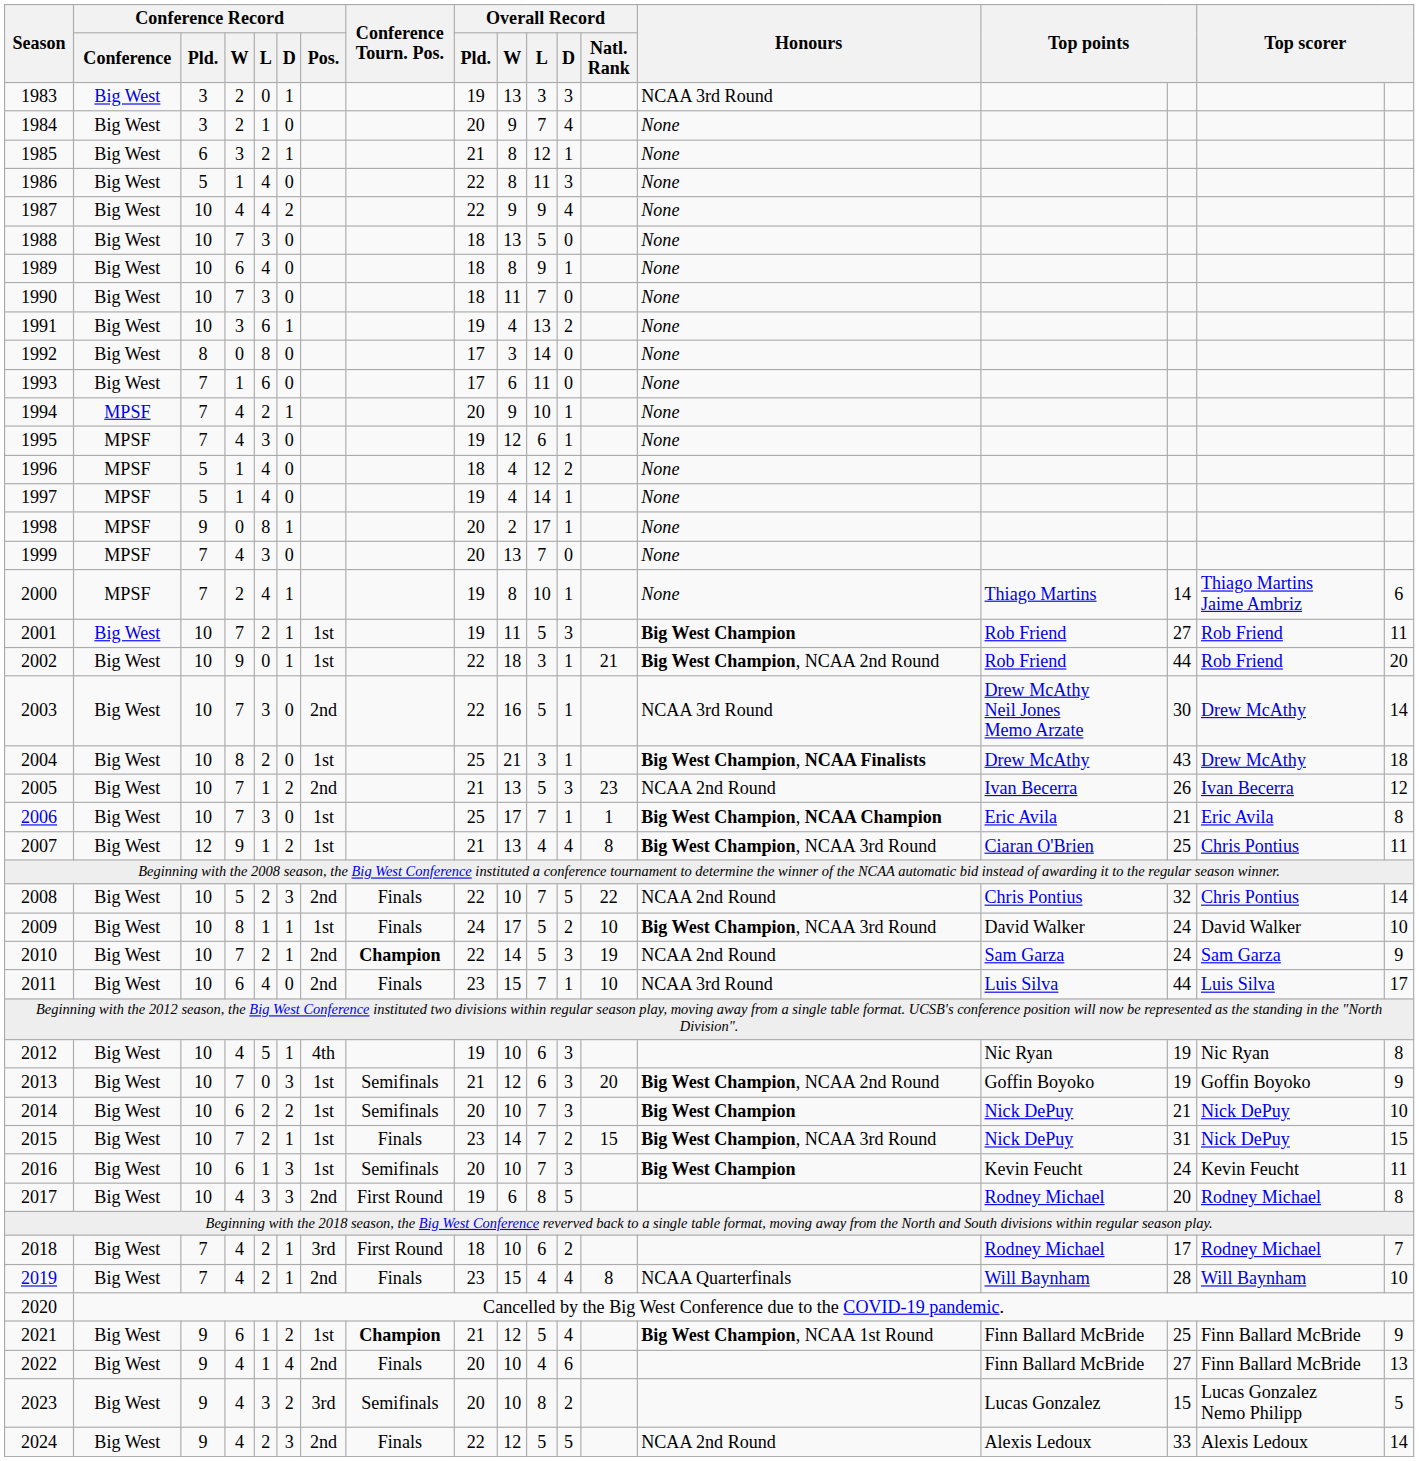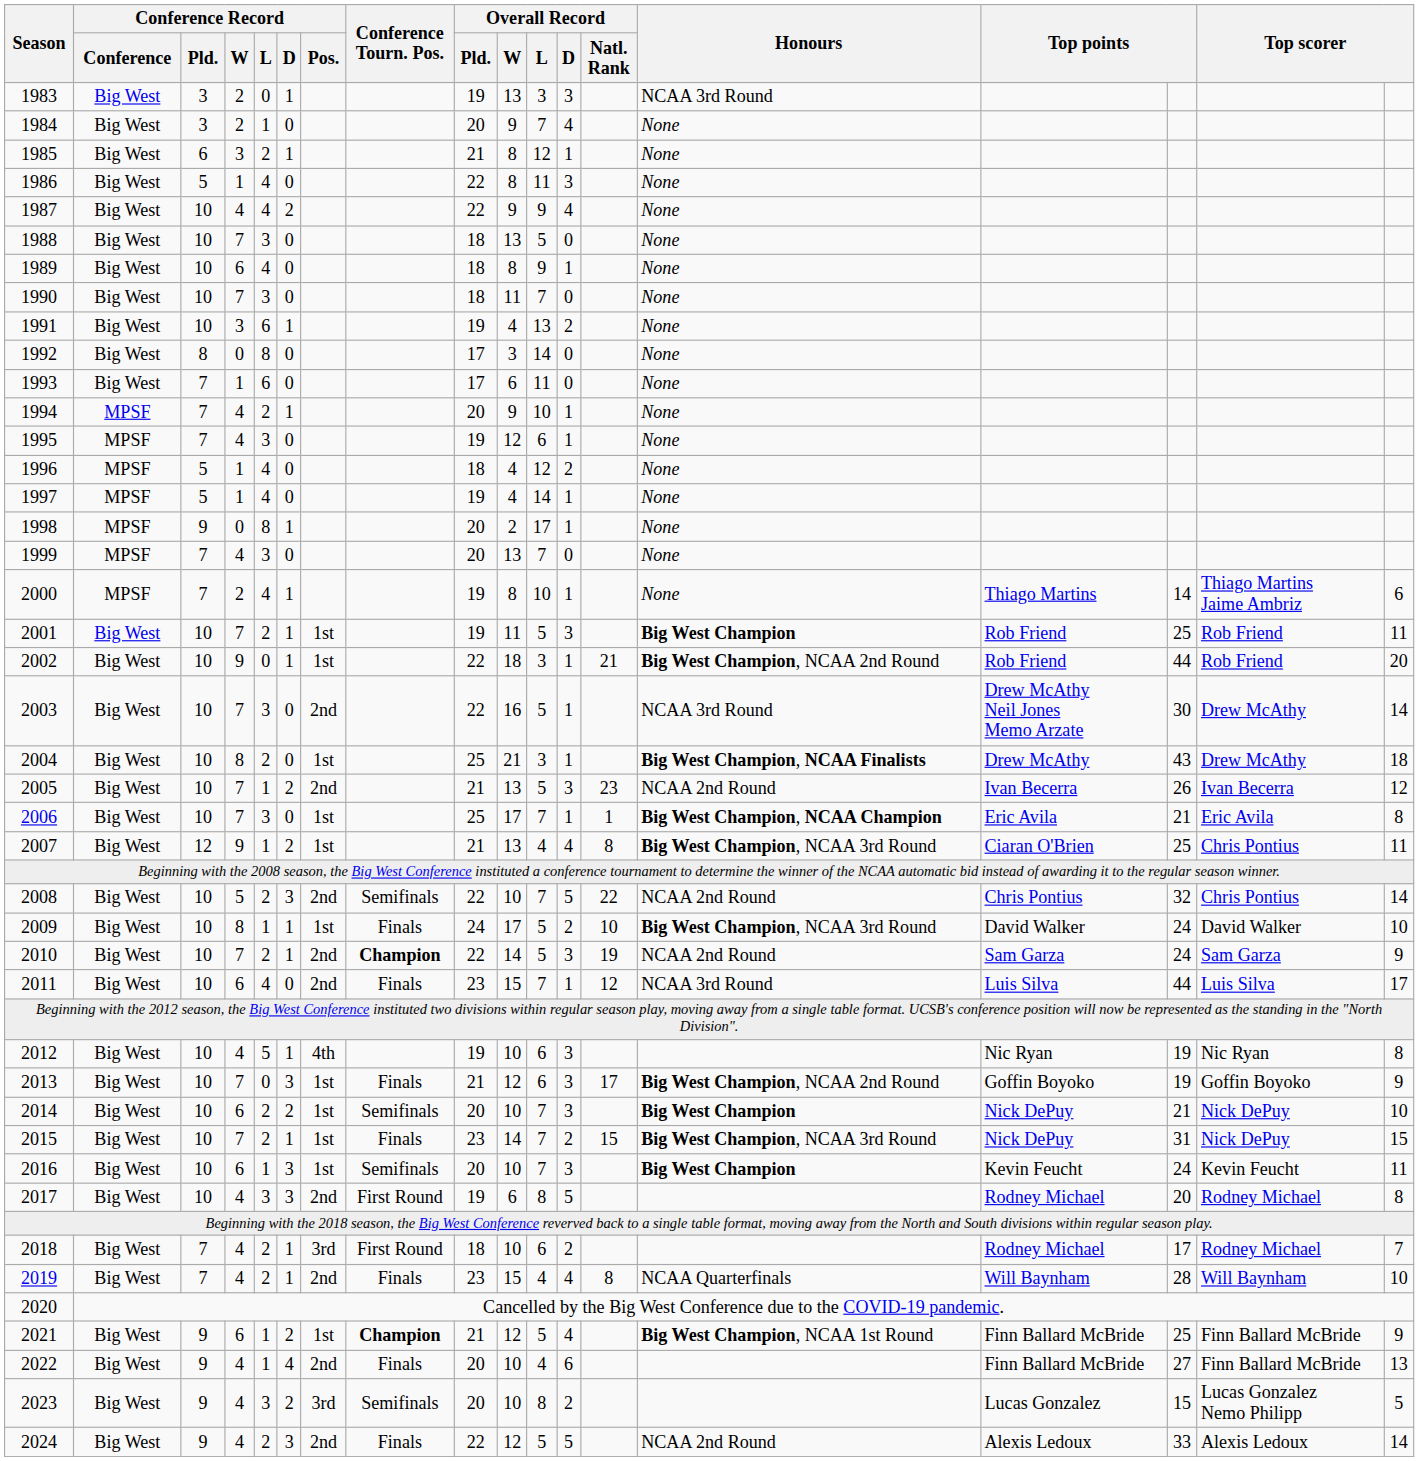(1182, 632) 27 -> (1182, 632) 25
(400, 898) Finals -> (400, 898) Semifinals
(609, 984) 10 -> (609, 984) 12
(400, 1082) Semifinals -> (400, 1082) Finals
(609, 1082) 20 -> (609, 1082) 17
